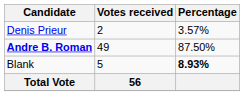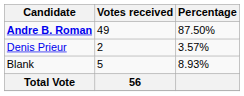rows swapped: (49, 47) <-> (37, 30)
(194, 64) bold -> (194, 64) normal
